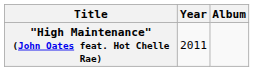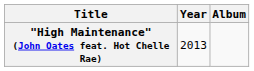(194, 45) 2011 -> (194, 45) 2013
